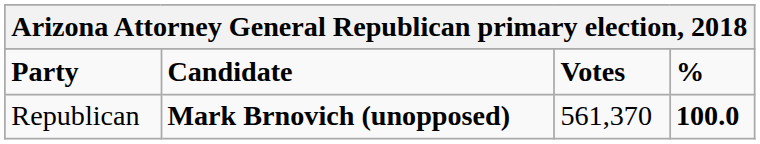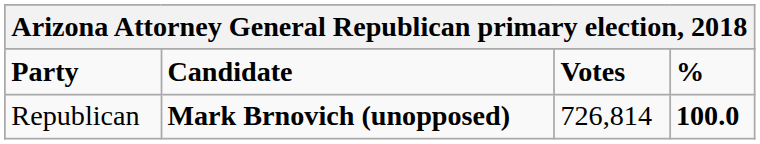(606, 116) 561,370 -> (606, 116) 726,814
